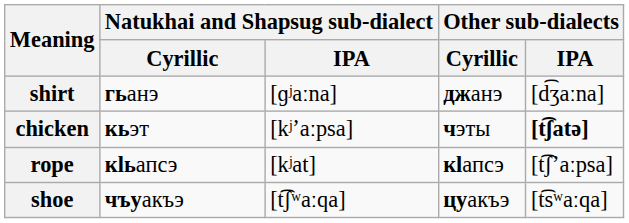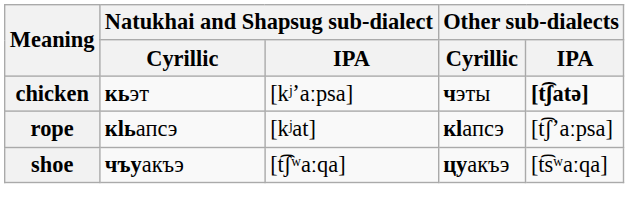- row: (52, 93)
